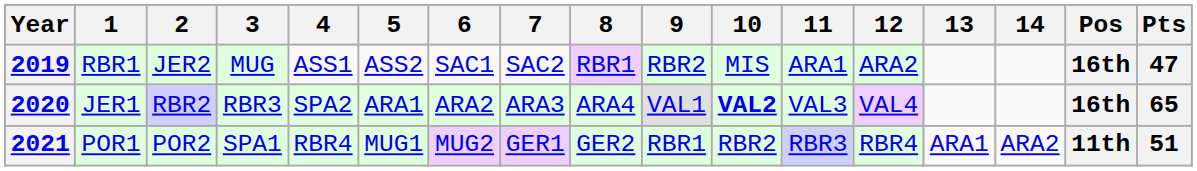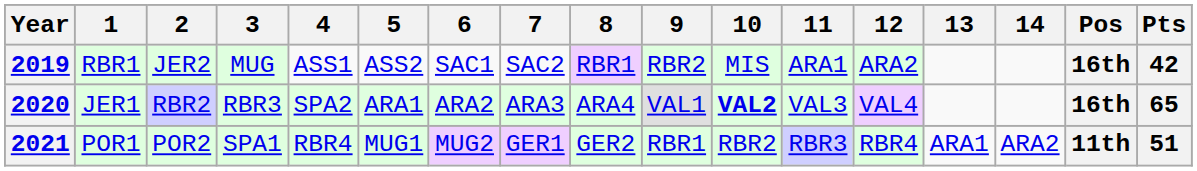(1164, 65) 47 -> (1164, 65) 42
